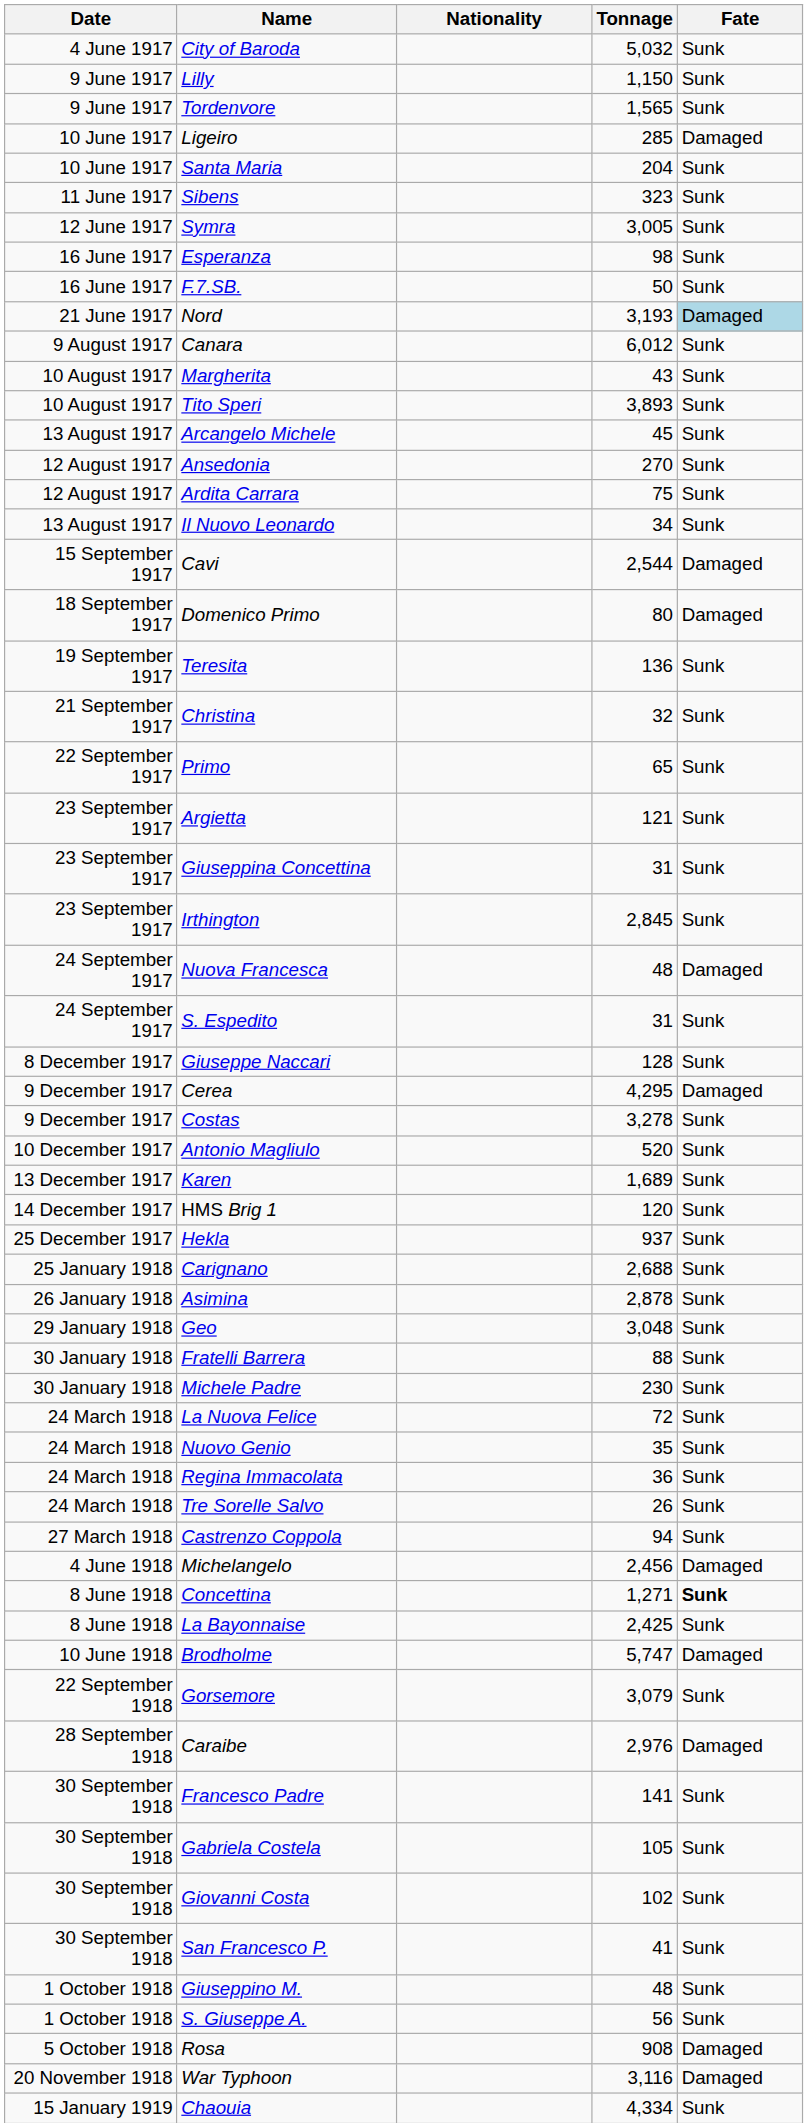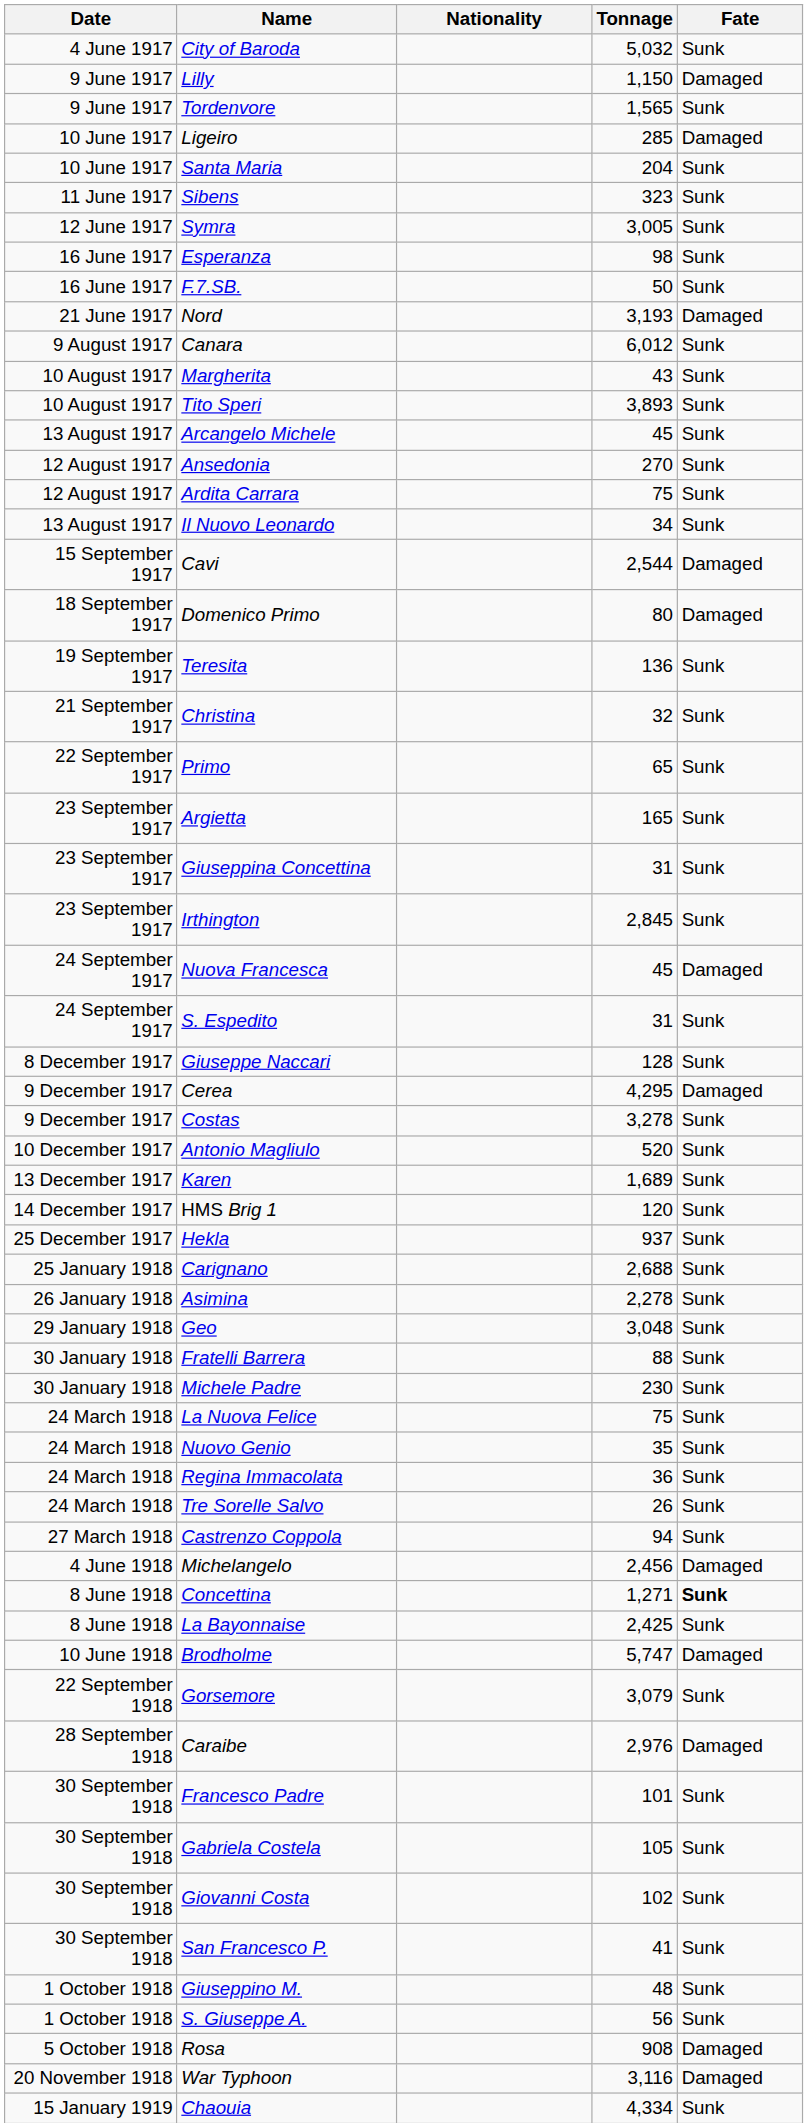(703, 78) Sunk -> (722, 78) Damaged
(722, 316) lightblue background -> (722, 316) no background
(657, 818) 121 -> (657, 818) 165
(663, 970) 48 -> (663, 970) 45
(650, 1298) 2,878 -> (650, 1298) 2,278
(663, 1417) 72 -> (663, 1417) 75
(657, 1796) 141 -> (657, 1796) 101
